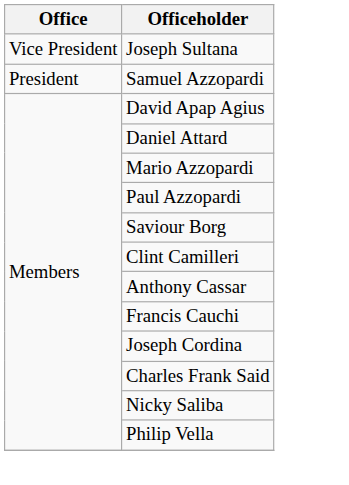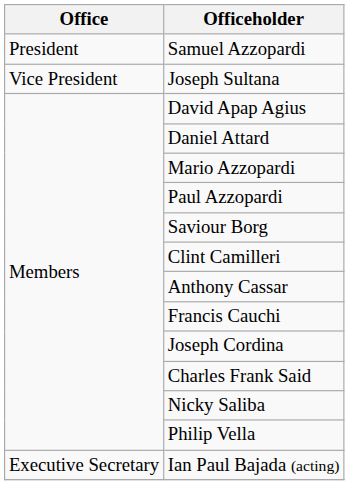rows swapped: (195, 78) <-> (182, 49)
+ row: (254, 464)
